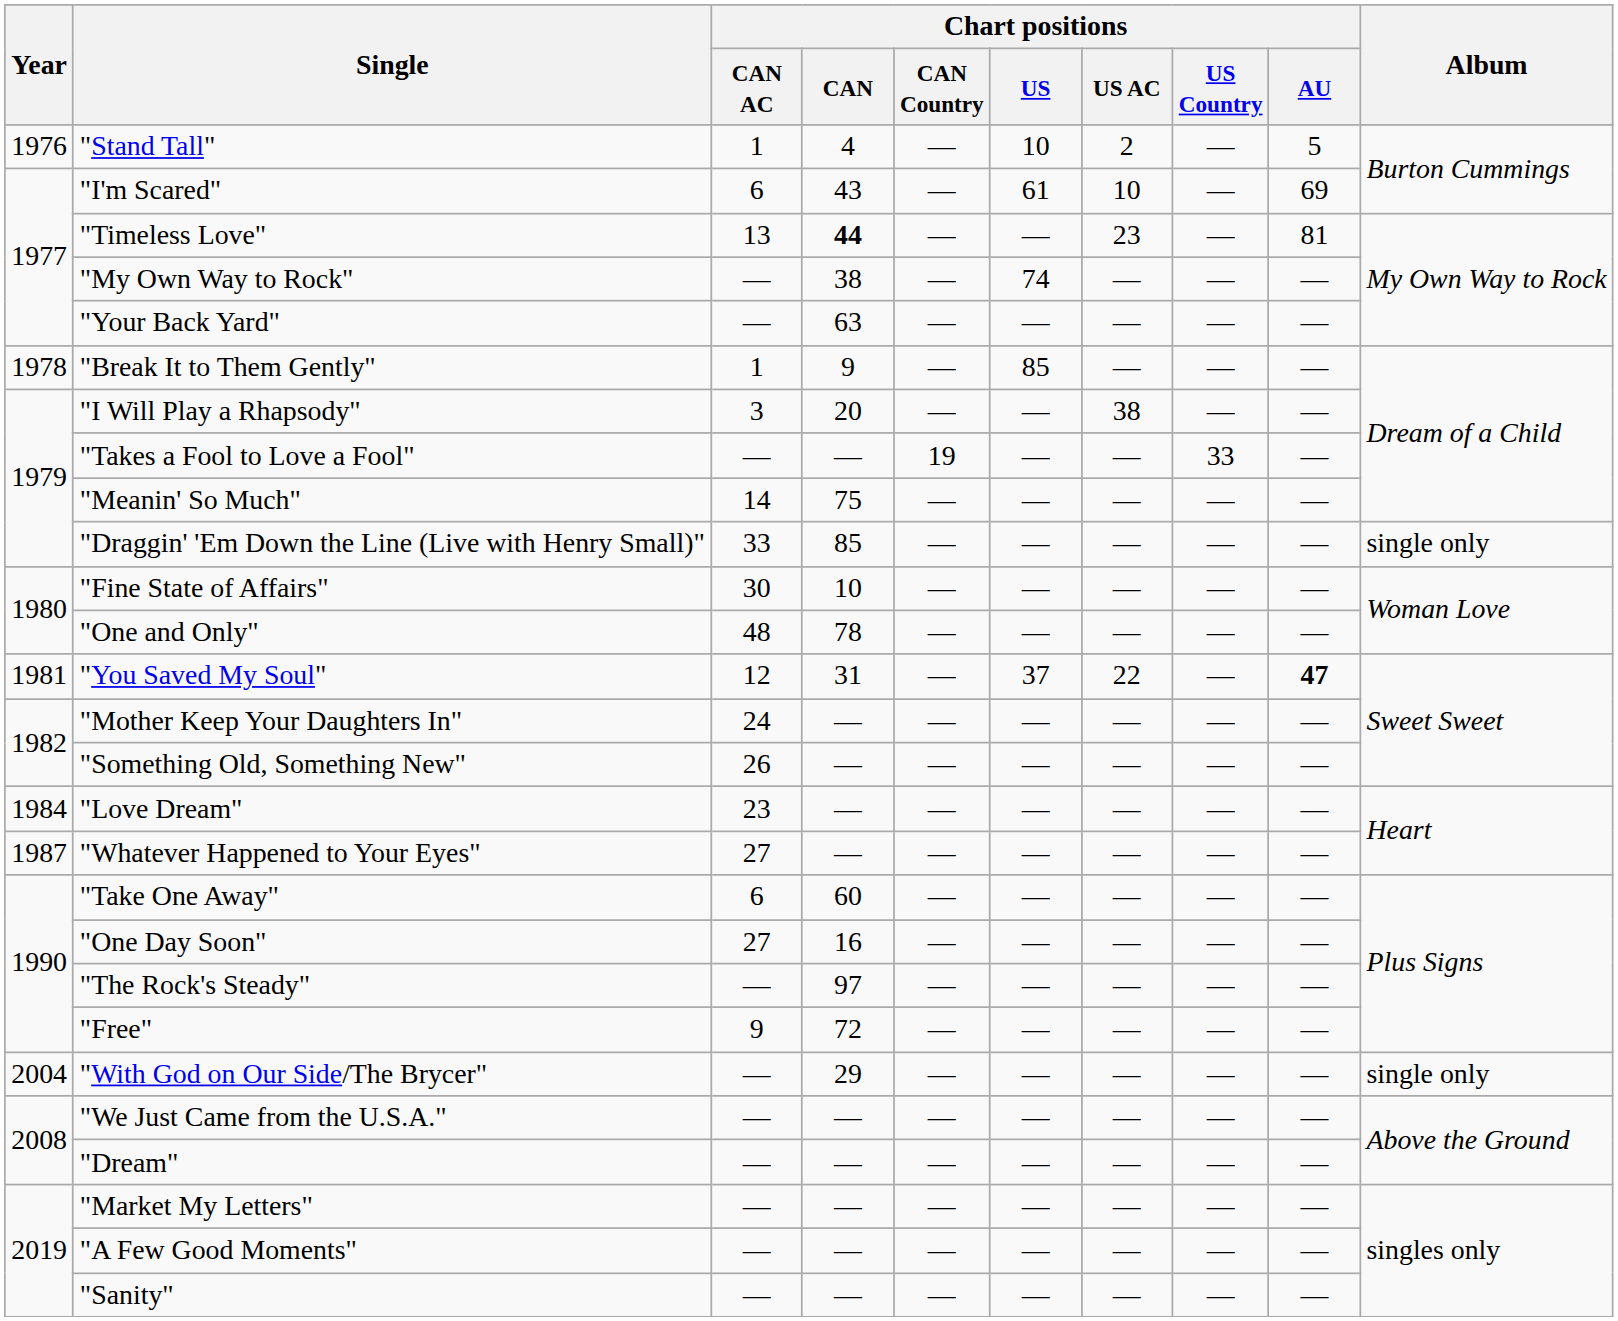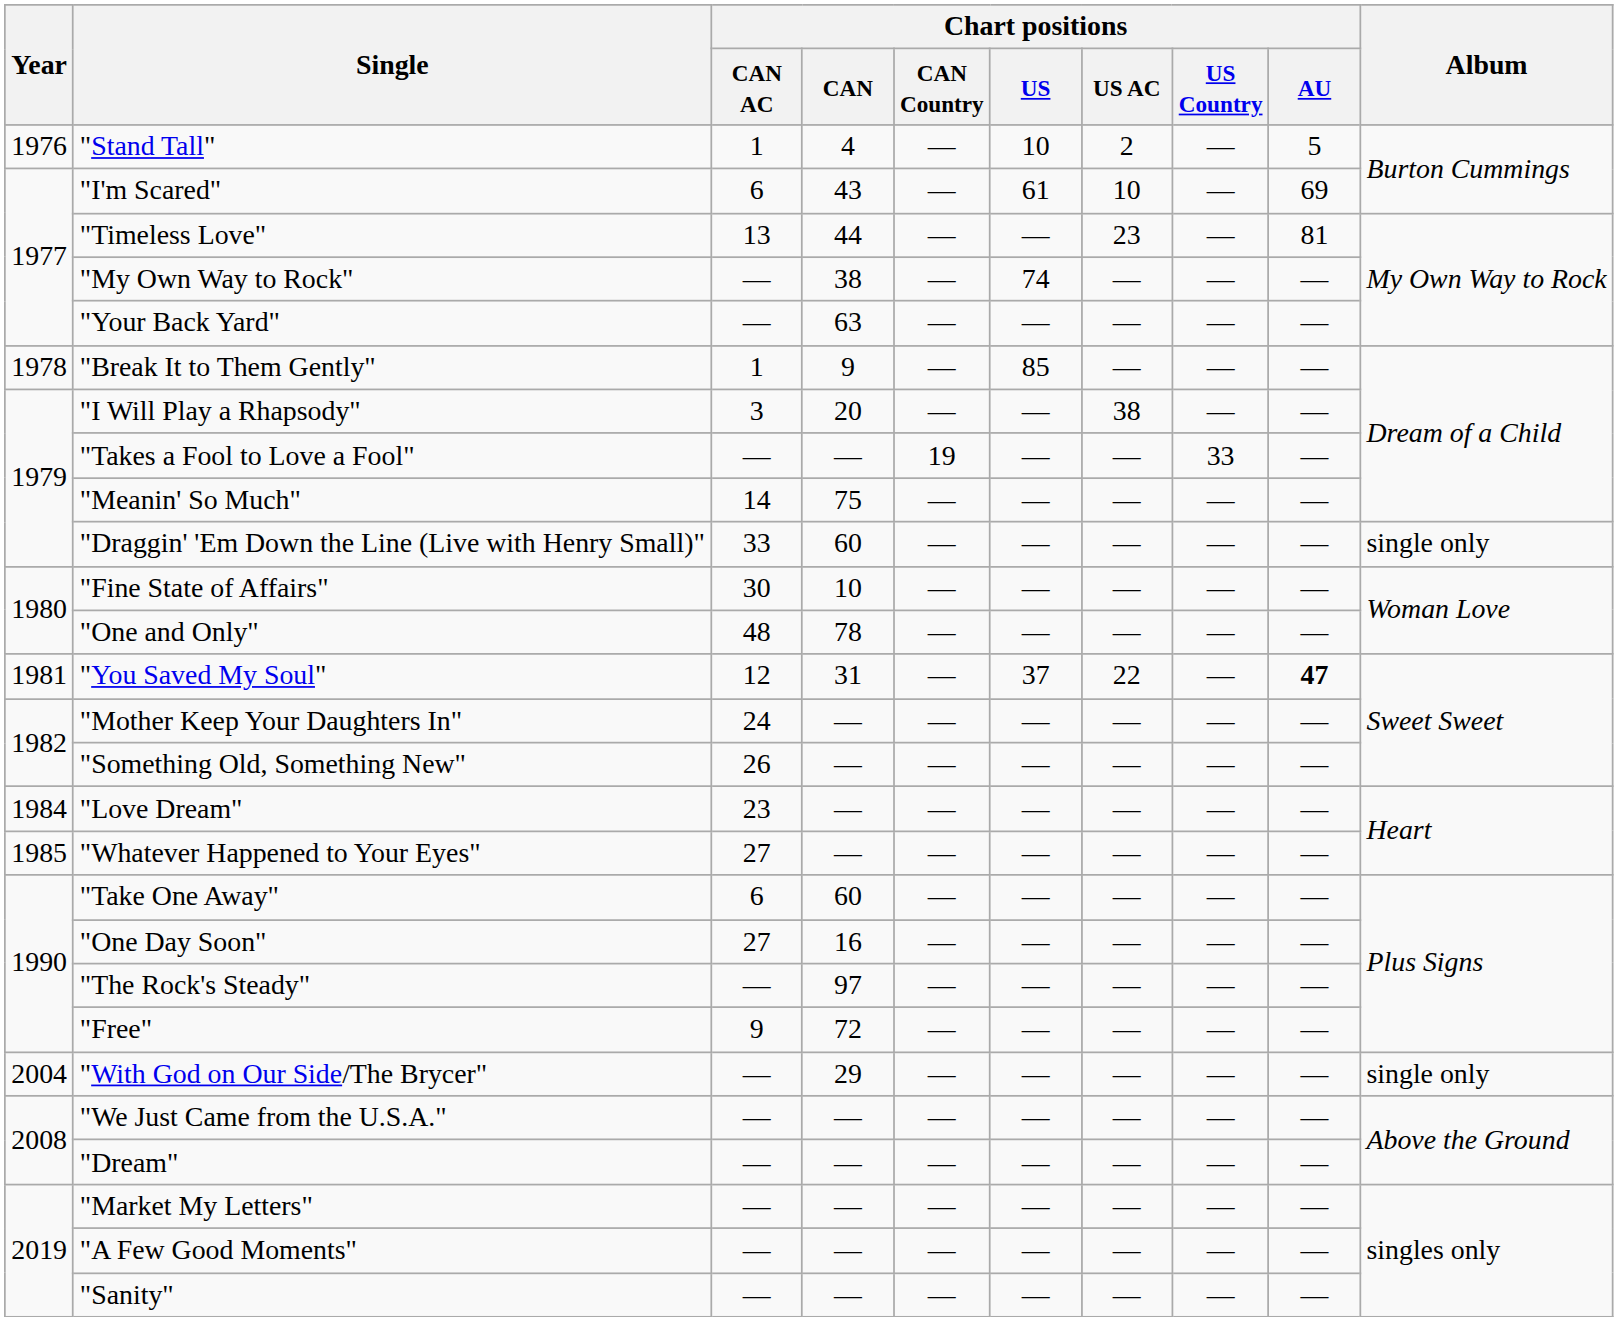(848, 234) bold -> (848, 234) normal
(848, 543) 85 -> (848, 543) 60
(39, 852) 1987 -> (39, 852) 1985
